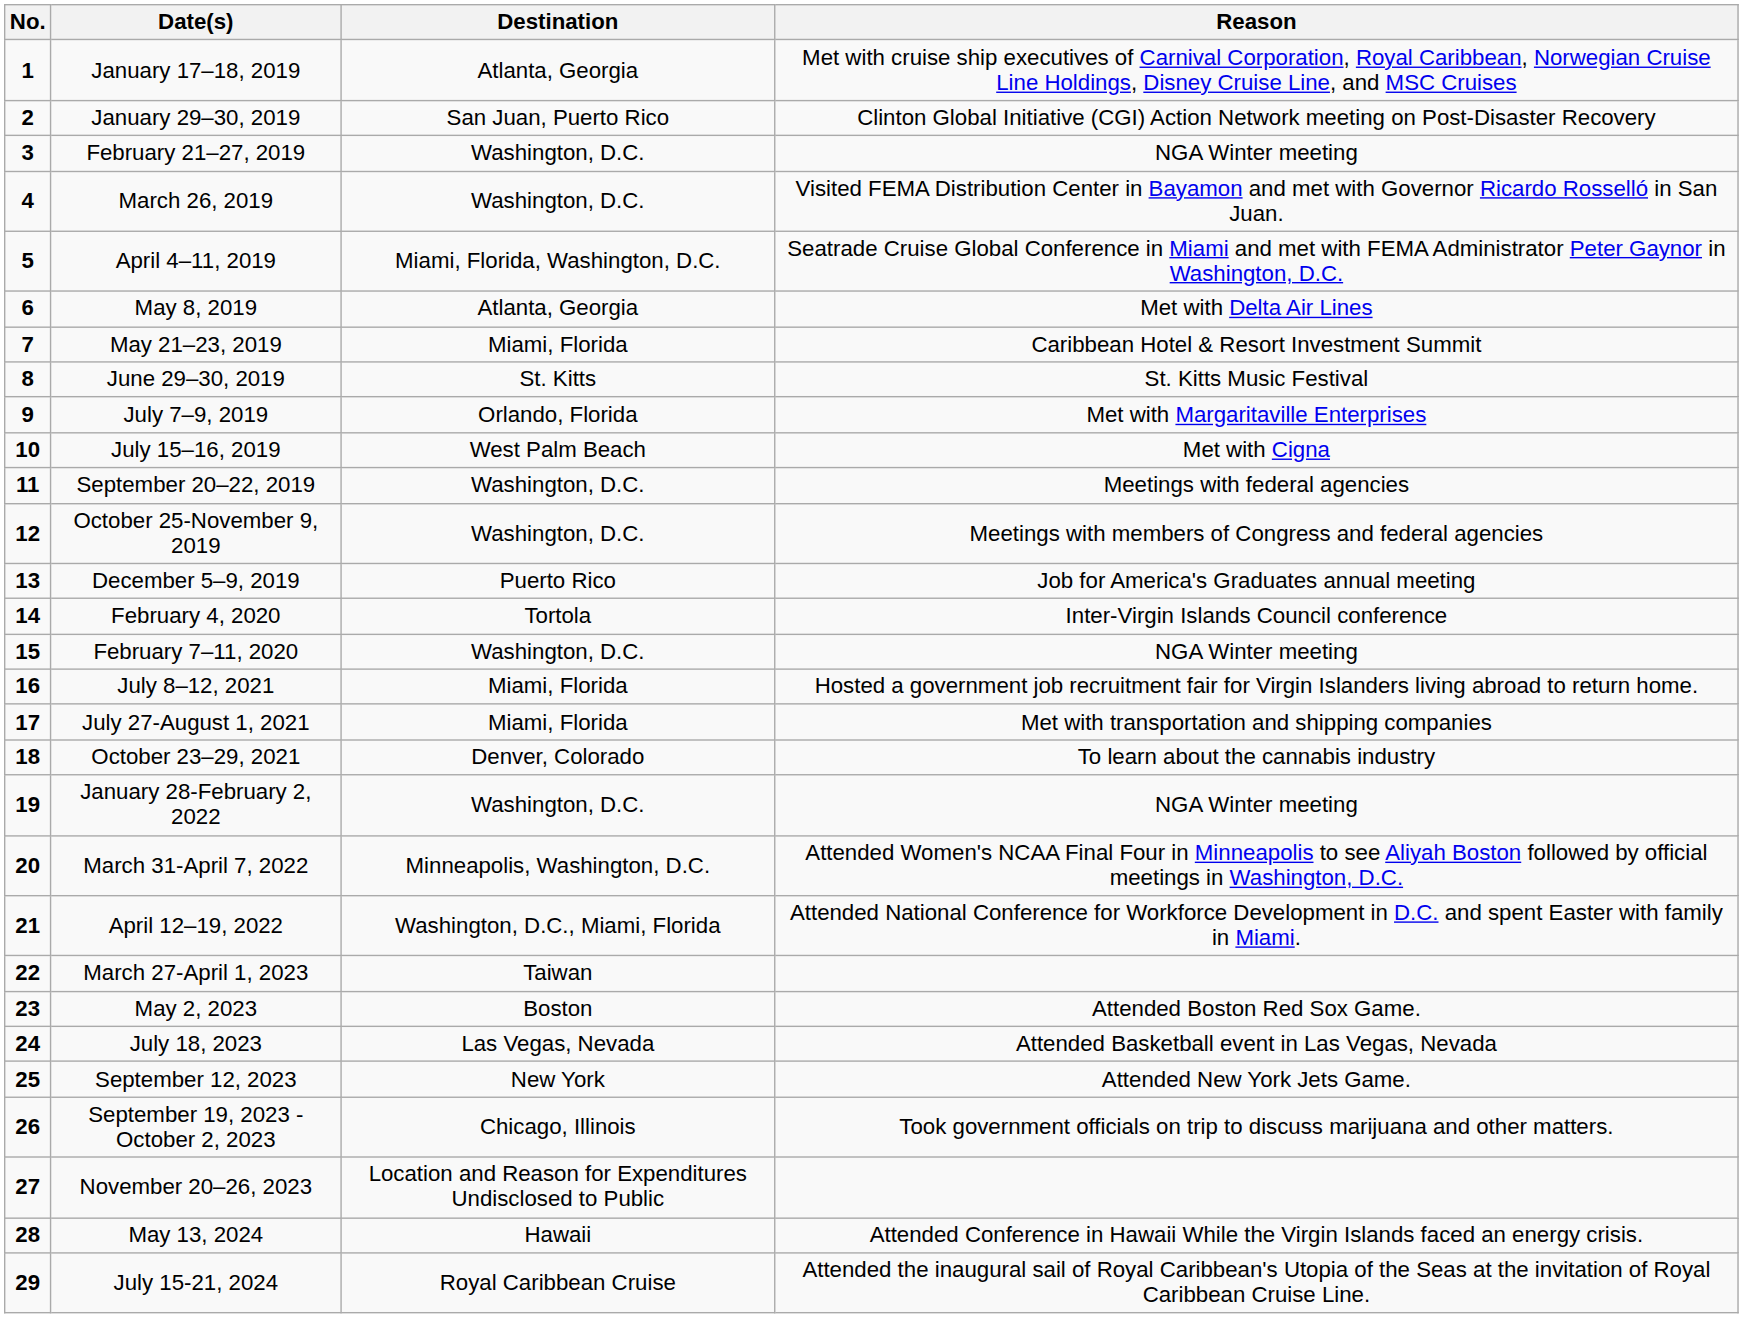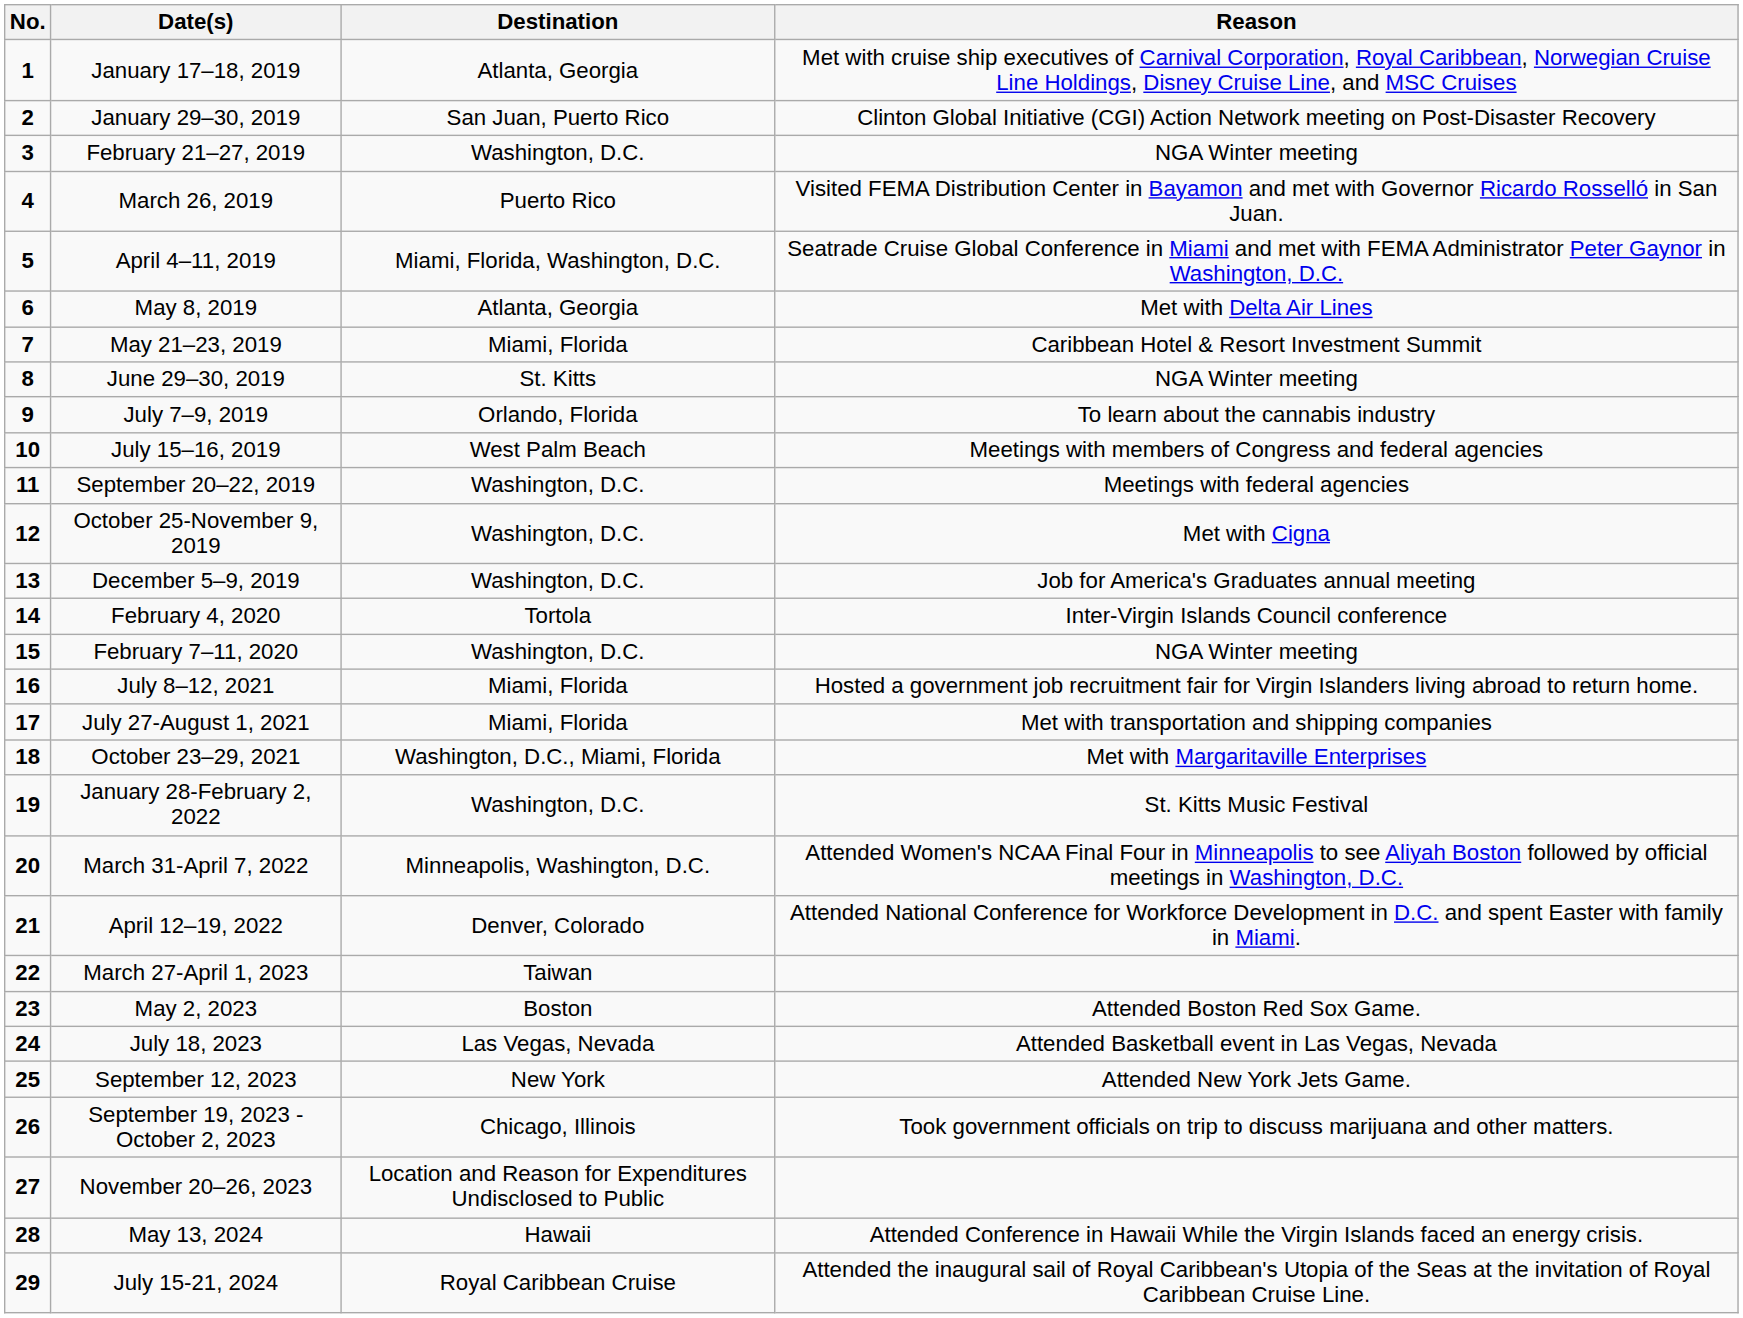(558, 200) Washington, D.C. -> (558, 200) Puerto Rico
(1256, 379) St. Kitts Music Festival -> (1256, 379) NGA Winter meeting
(1256, 414) Met with Margaritaville Enterprises -> (1256, 414) To learn about the cannabis industry
(1256, 449) Met with Cigna -> (1256, 449) Meetings with members of Congress and federal agencies
(1256, 532) Meetings with members of Congress and federal agencies -> (1256, 532) Met with Cigna
(558, 580) Puerto Rico -> (558, 580) Washington, D.C.
(558, 757) Denver, Colorado -> (558, 757) Washington, D.C., Miami, Florida
(1256, 757) To learn about the cannabis industry -> (1256, 757) Met with Margaritaville Enterprises
(1256, 804) NGA Winter meeting -> (1256, 804) St. Kitts Music Festival
(558, 925) Washington, D.C., Miami, Florida -> (558, 925) Denver, Colorado
